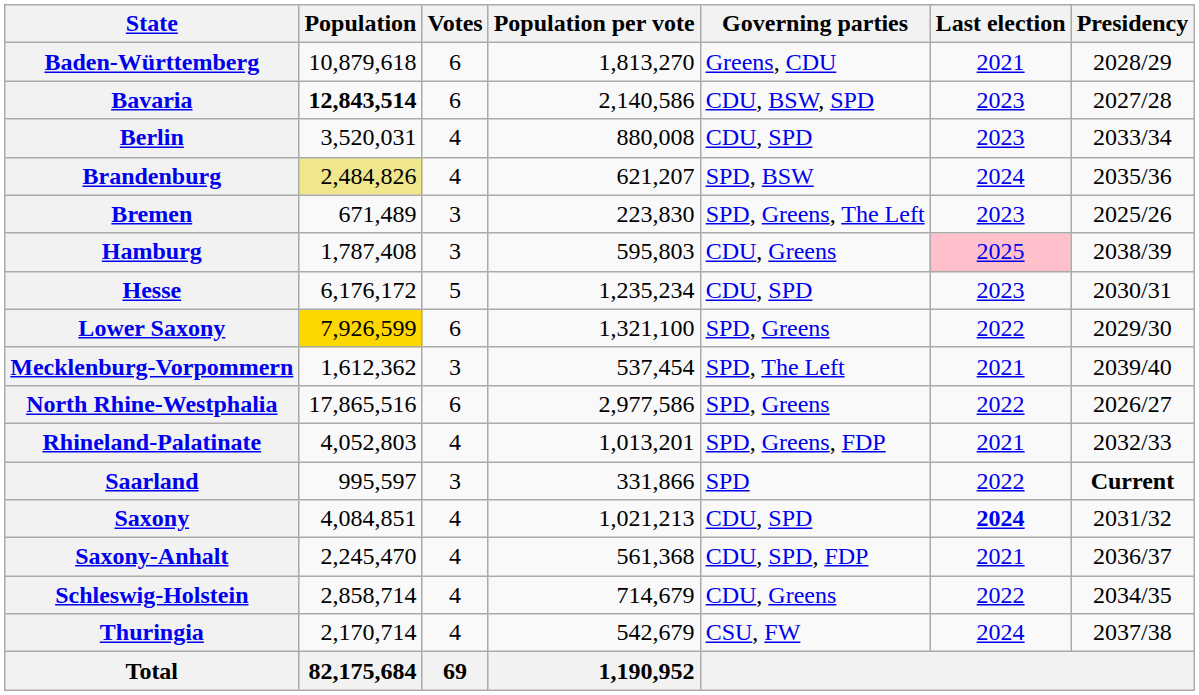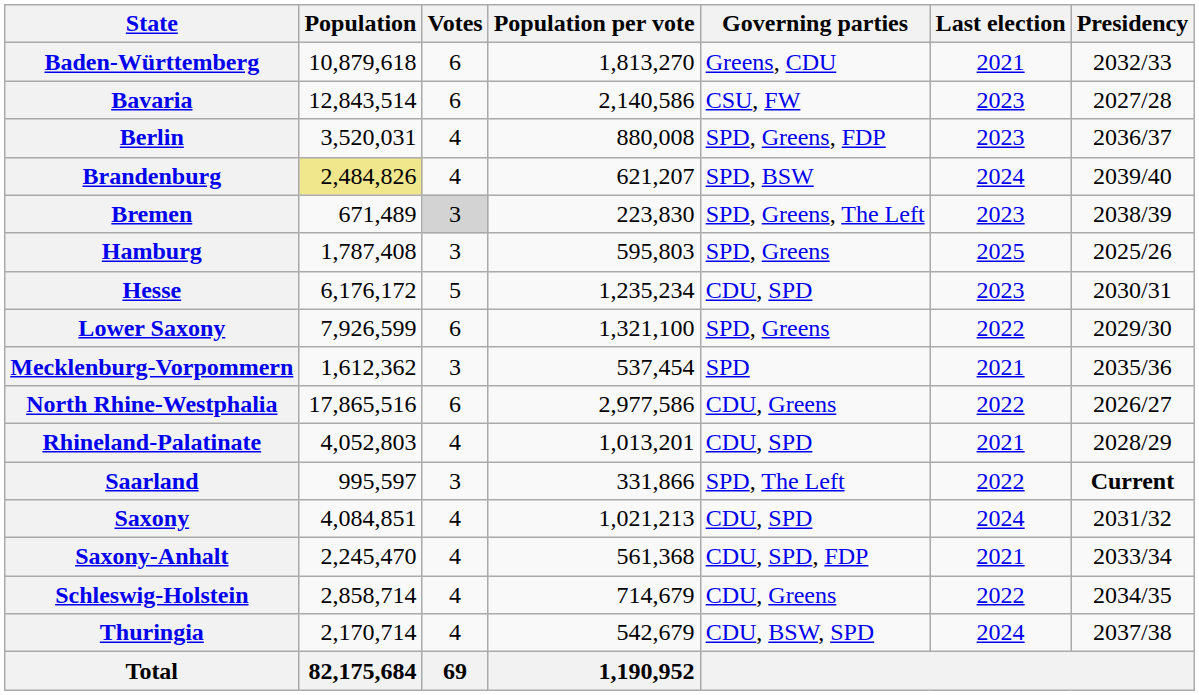(1132, 61) 2028/29 -> (1132, 61) 2032/33
(362, 99) bold -> (362, 99) normal
(790, 99) CDU, BSW, SPD -> (753, 99) CSU, FW
(759, 137) CDU, SPD -> (796, 137) SPD, Greens, FDP
(1132, 137) 2033/34 -> (1132, 137) 2036/37
(1132, 175) 2035/36 -> (1132, 175) 2039/40
(455, 213) no background -> (455, 213) lightgrey background
(1132, 213) 2025/26 -> (1132, 213) 2038/39
(771, 251) CDU, Greens -> (768, 251) SPD, Greens
(1001, 251) pink background -> (1001, 251) no background
(1132, 251) 2038/39 -> (1132, 251) 2025/26
(368, 328) gold background -> (368, 328) no background
(775, 366) SPD, The Left -> (728, 366) SPD
(1132, 366) 2039/40 -> (1132, 366) 2035/36
(768, 404) SPD, Greens -> (771, 404) CDU, Greens
(796, 442) SPD, Greens, FDP -> (759, 442) CDU, SPD
(1132, 442) 2032/33 -> (1132, 442) 2028/29
(728, 480) SPD -> (775, 480) SPD, The Left
(1001, 518) bold -> (1001, 518) normal
(1132, 556) 2036/37 -> (1132, 556) 2033/34
(753, 632) CSU, FW -> (790, 632) CDU, BSW, SPD
